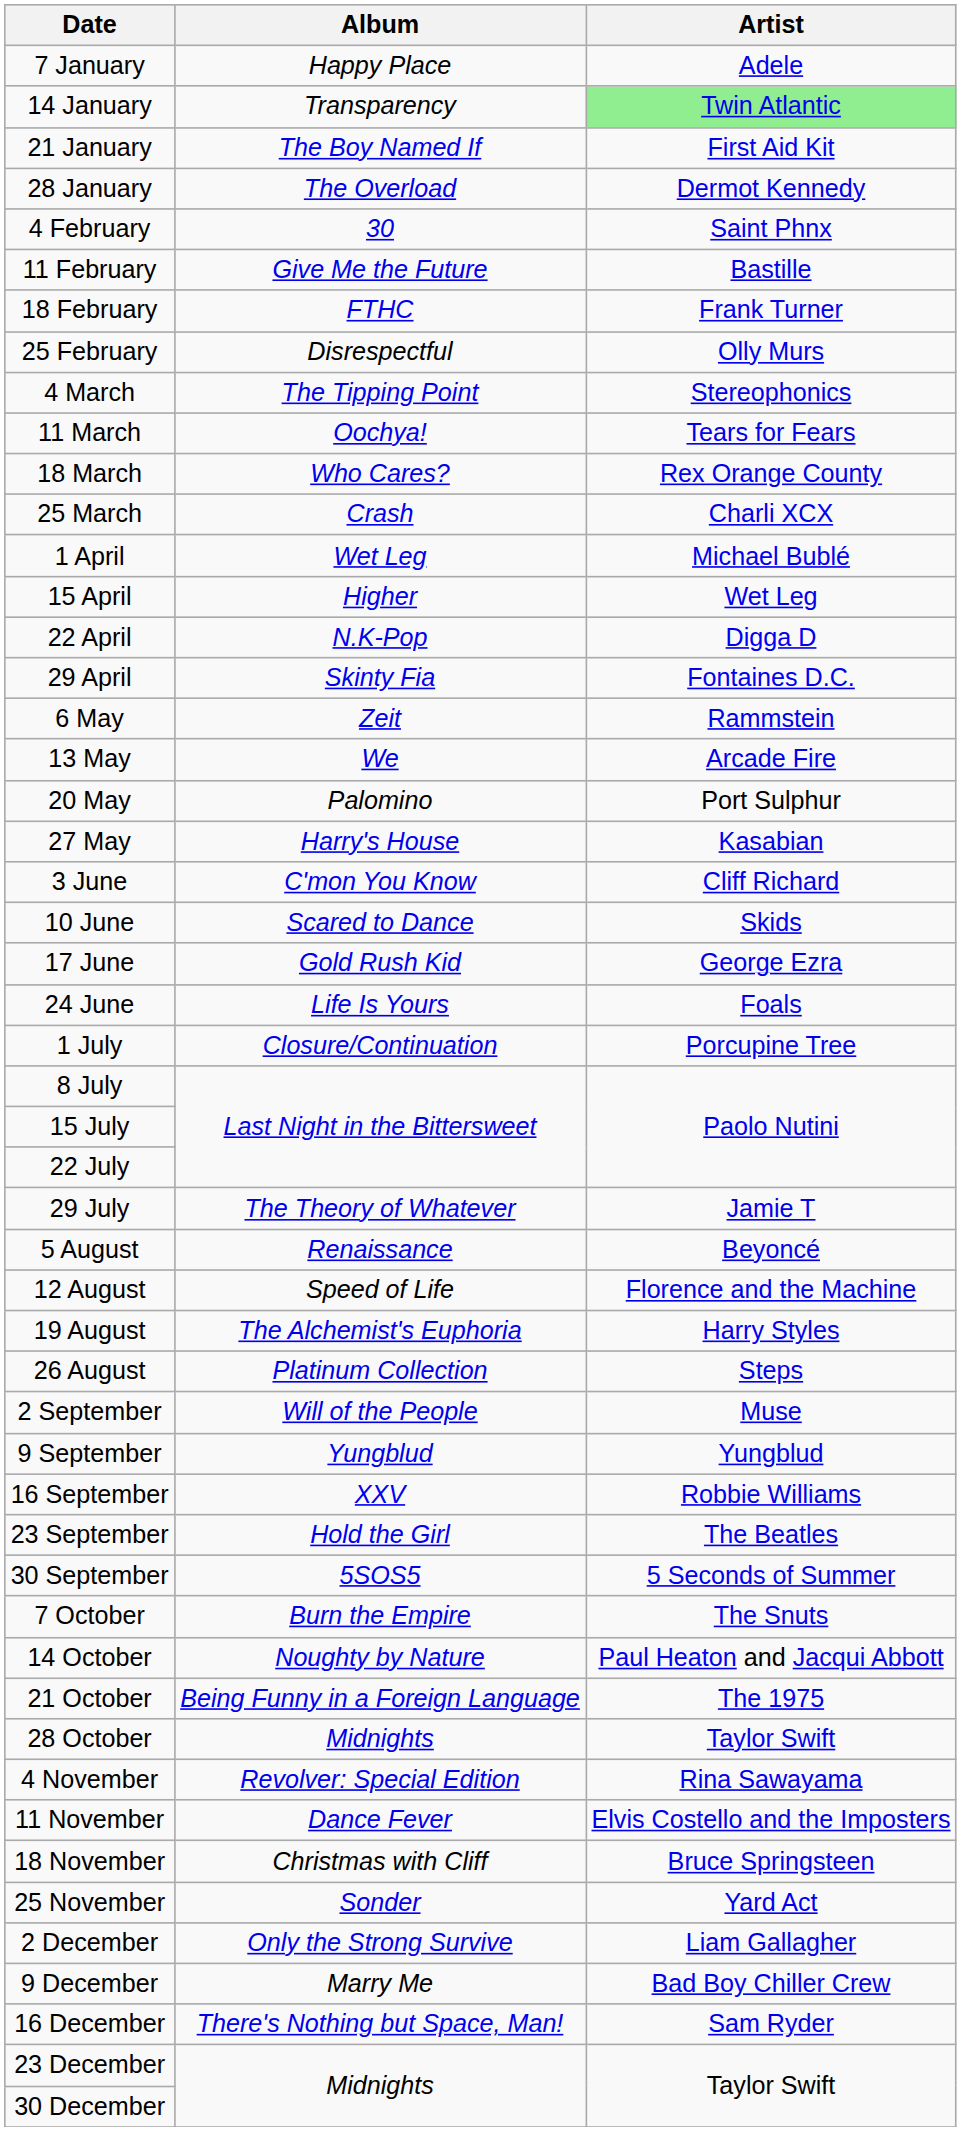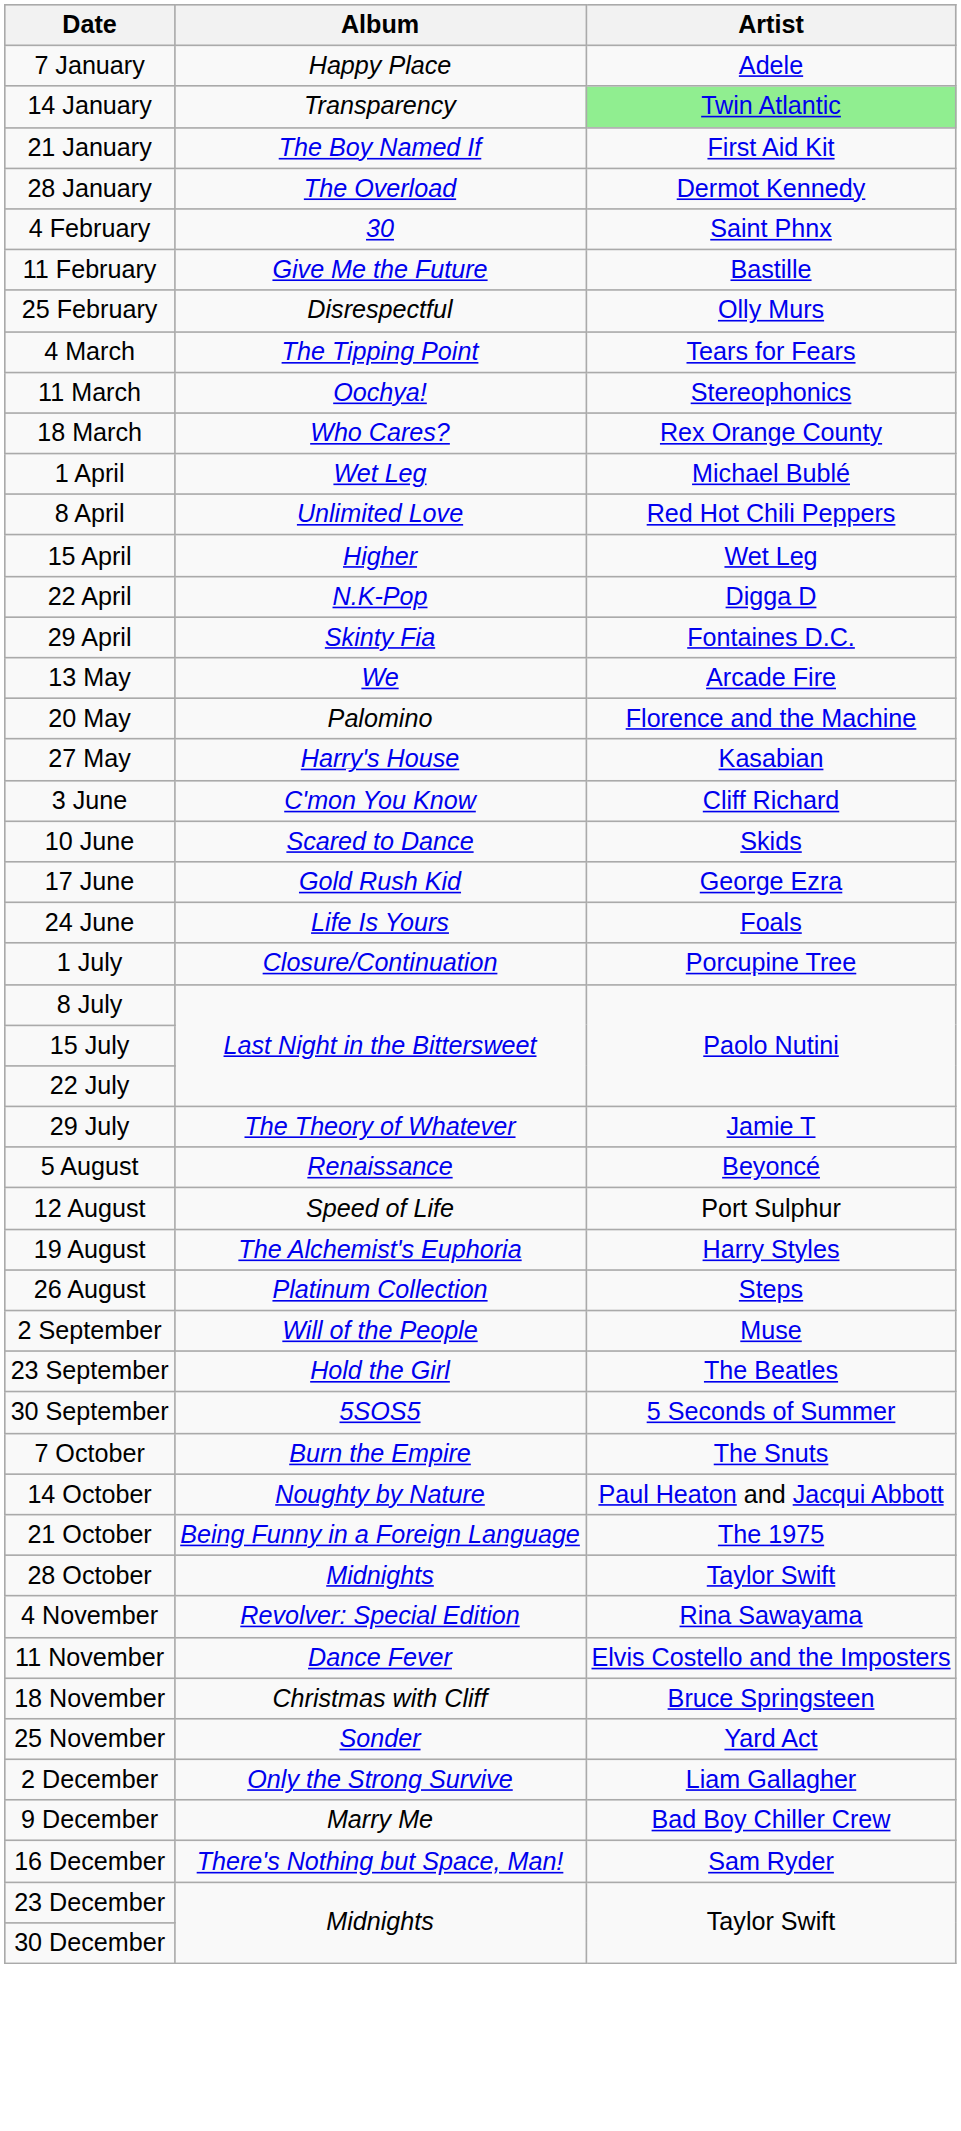- row: (90, 310)
(771, 391) Stereophonics -> (771, 350) Tears for Fears
(771, 432) Tears for Fears -> (771, 391) Stereophonics
- row: (90, 514)
+ row: (90, 514)
- row: (90, 718)
(771, 799) Port Sulphur -> (771, 718) Florence and the Machine
(771, 1289) Florence and the Machine -> (771, 1207) Port Sulphur
- row: (90, 1452)
- row: (90, 1493)
